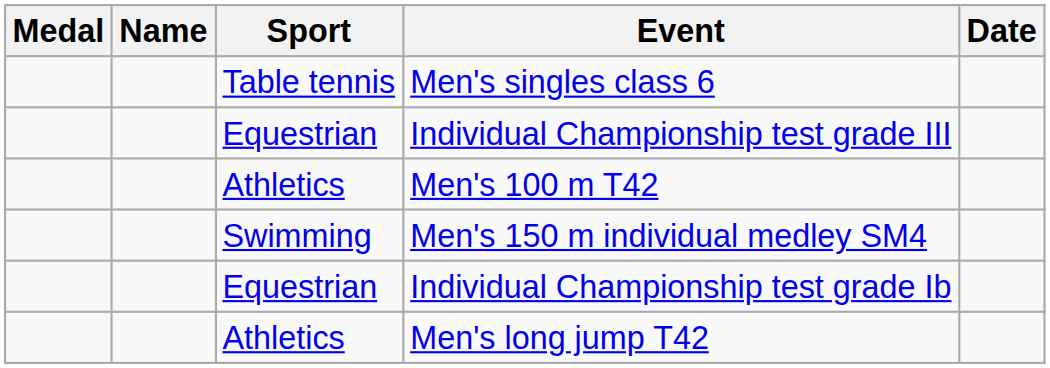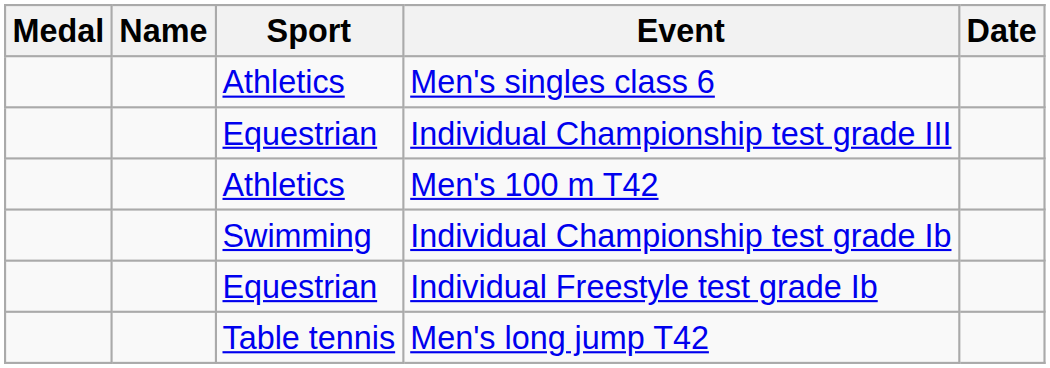(309, 82) Table tennis -> (284, 82) Athletics
- row: (669, 236)
(300, 287) Equestrian -> (297, 236) Swimming
+ row: (644, 287)
(284, 338) Athletics -> (309, 338) Table tennis
